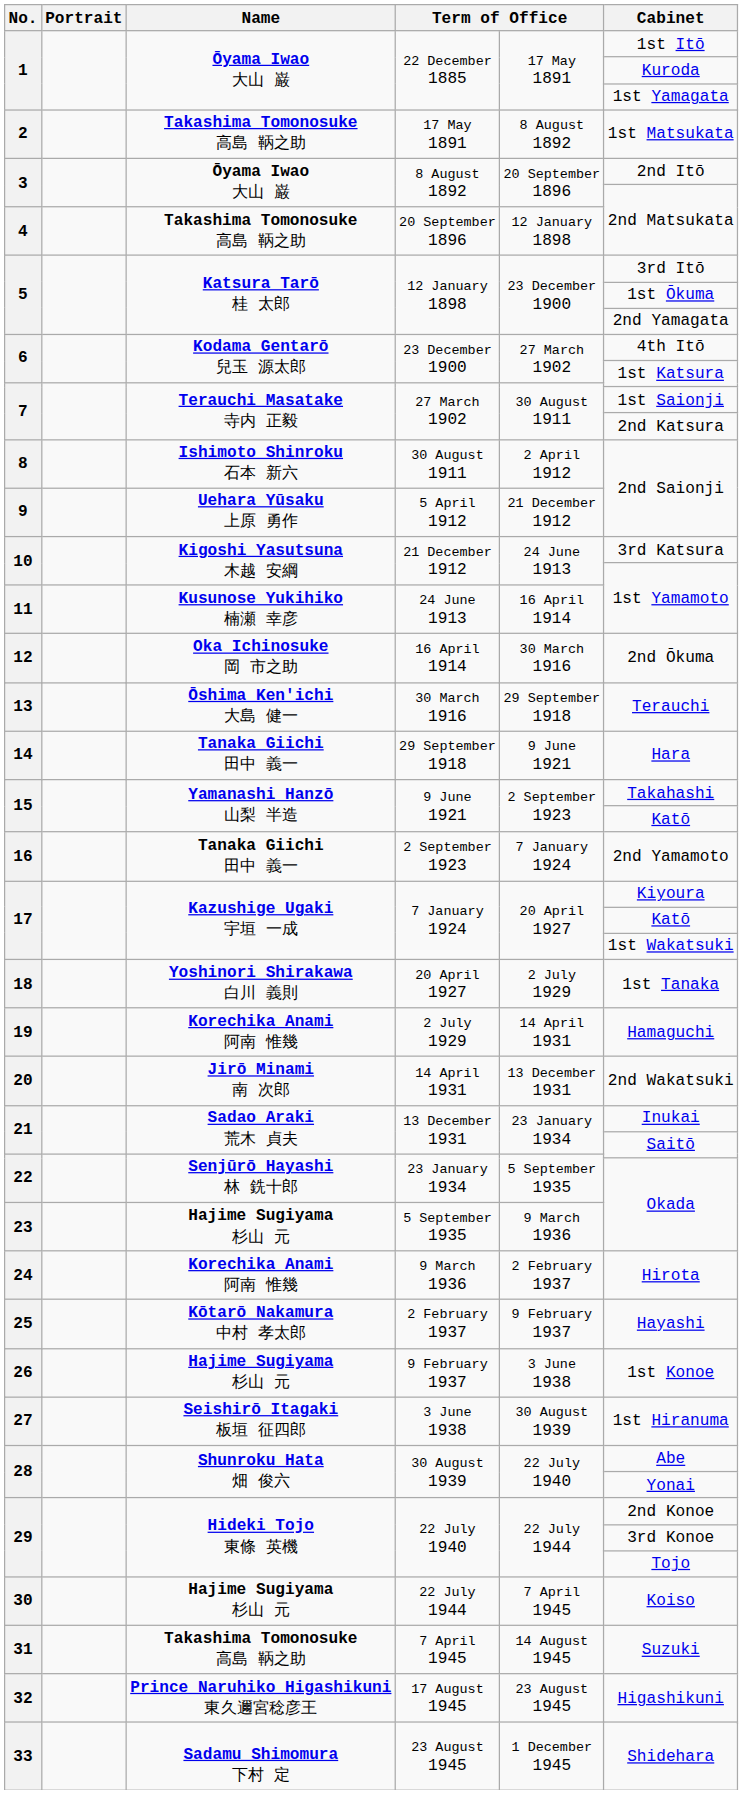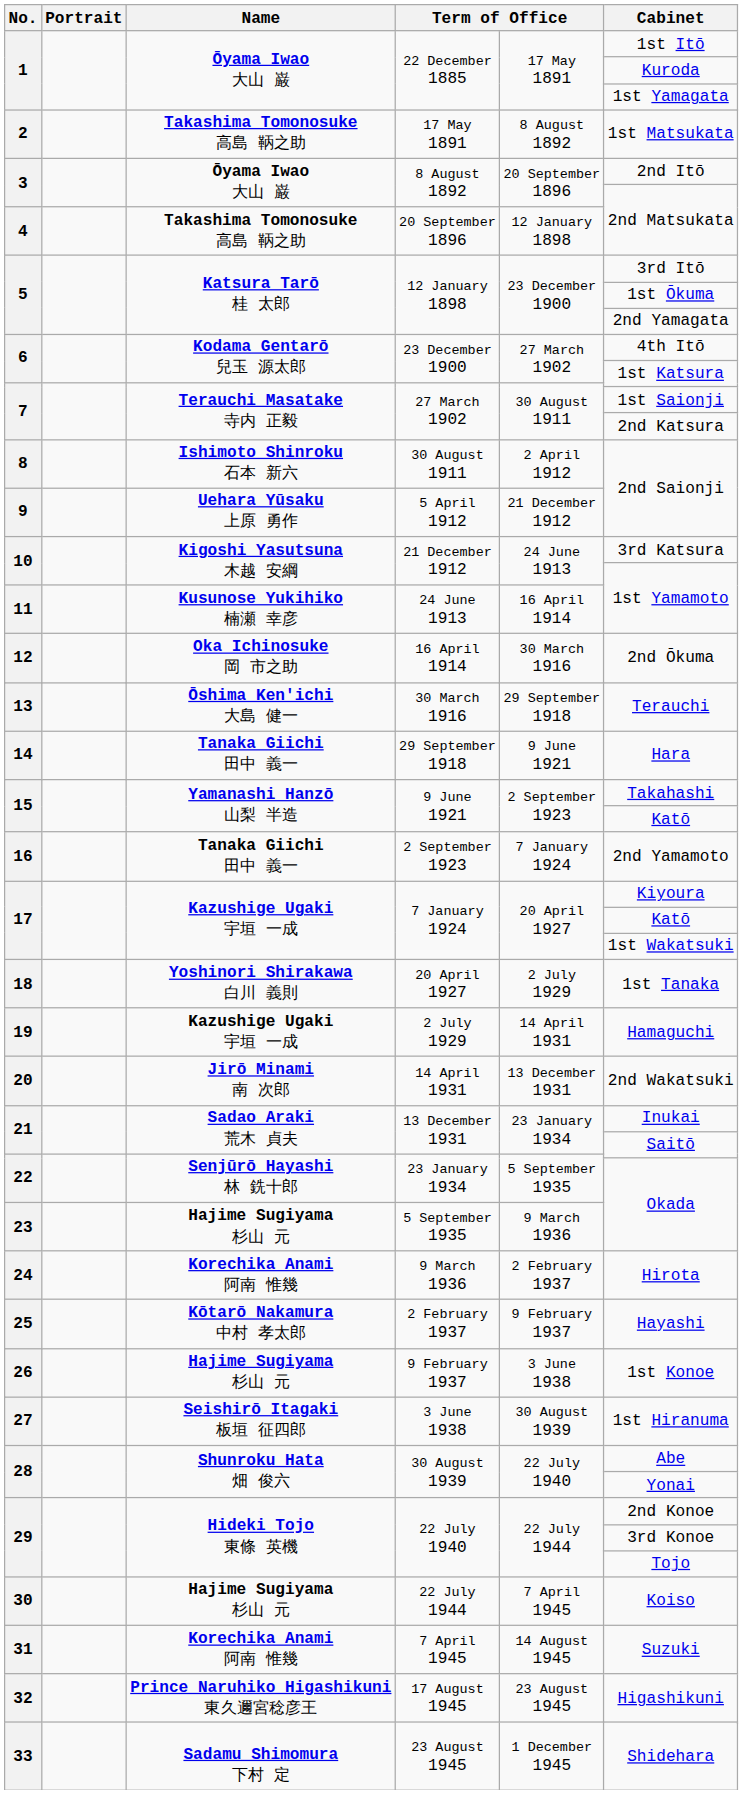(261, 1032) Korechika Anami 阿南 惟幾 -> (261, 1032) Kazushige Ugaki 宇垣 一成
(261, 1649) Takashima Tomonosuke 高島 鞆之助 -> (261, 1649) Korechika Anami 阿南 惟幾
